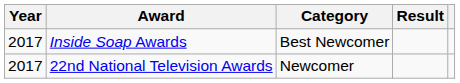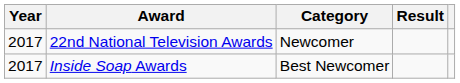rows swapped: (161, 66) <-> (118, 41)
